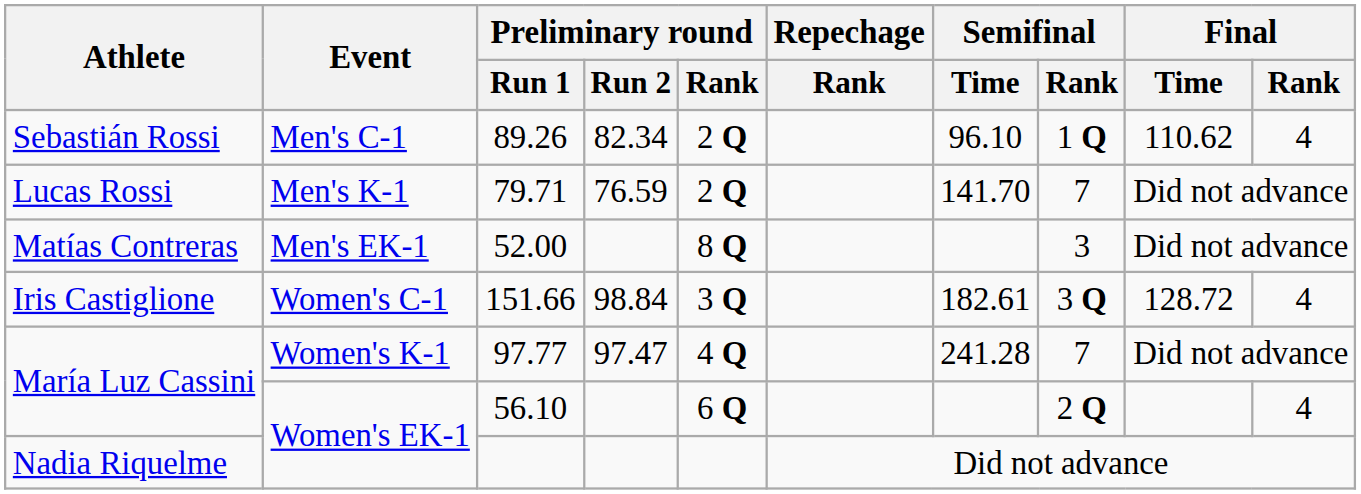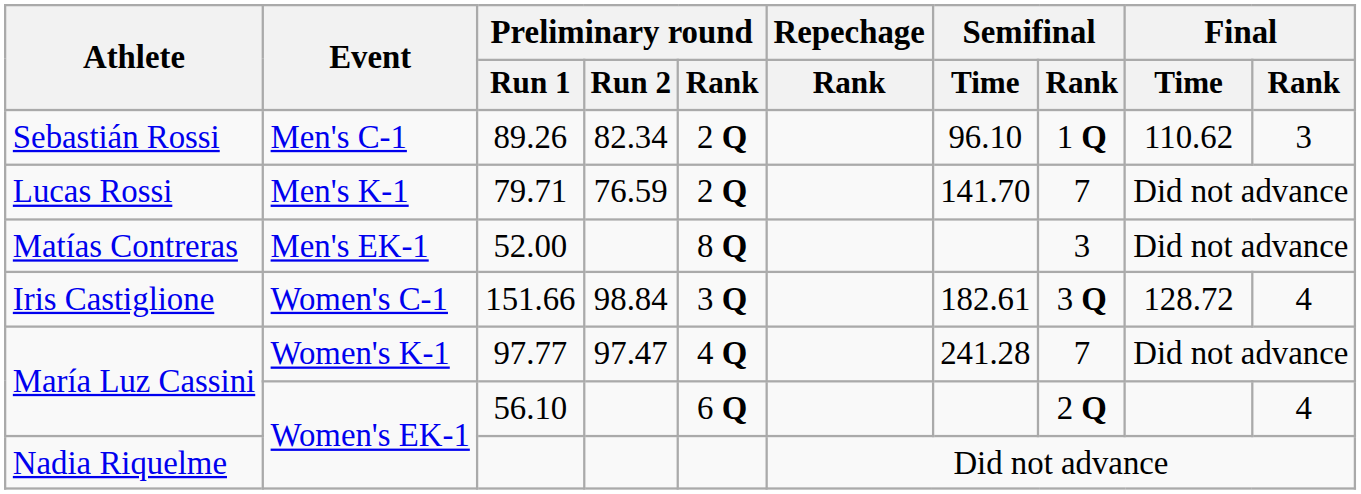(1304, 137) 4 -> (1304, 137) 3
